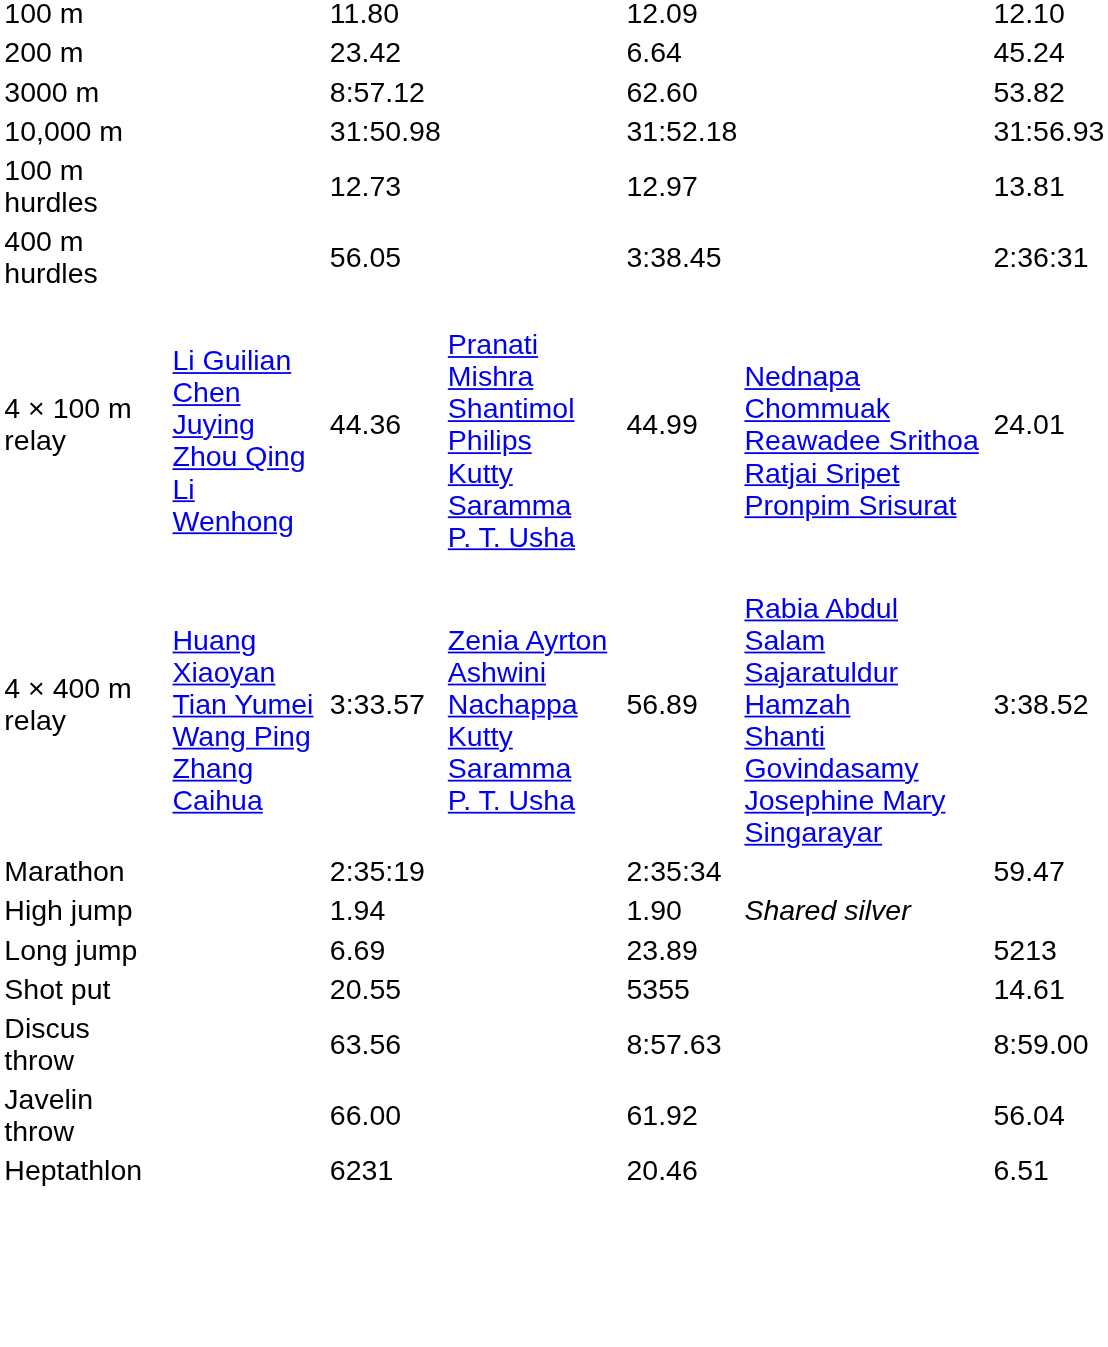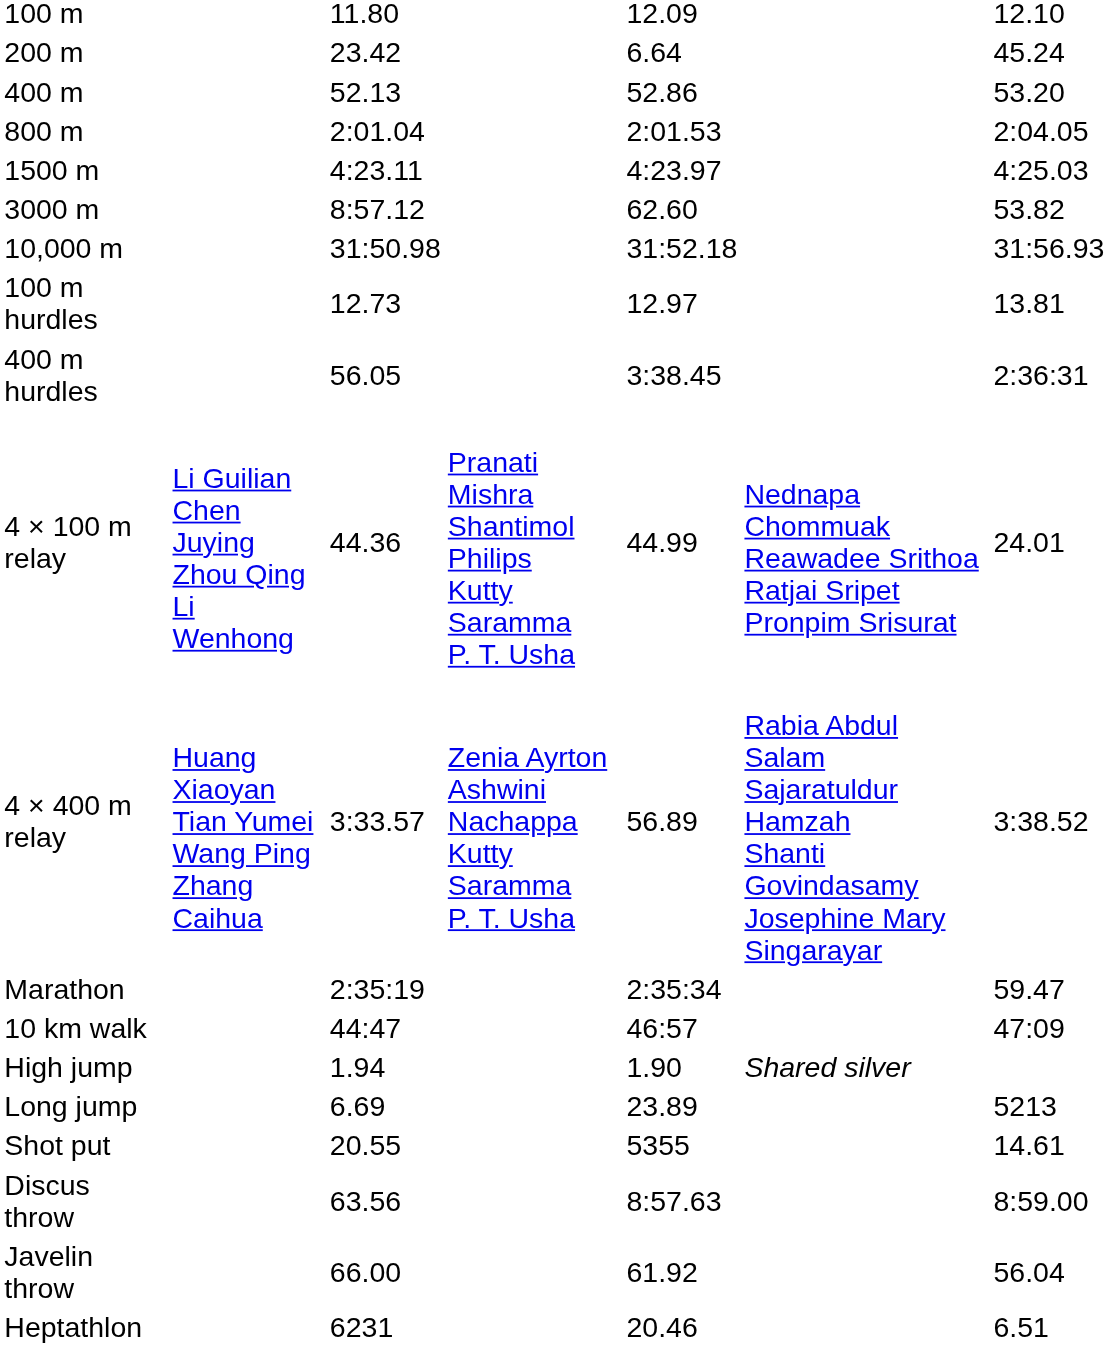+ row: (44, 92)
+ row: (44, 131)
+ row: (52, 170)
+ row: (76, 1028)
